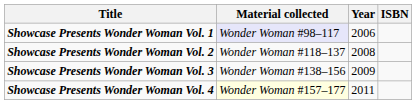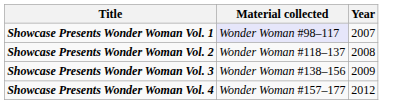- column: (395, 14)
(363, 33) 2006 -> (363, 33) 2007
(282, 90) lightyellow background -> (282, 90) no background
(363, 90) 2011 -> (363, 90) 2012
